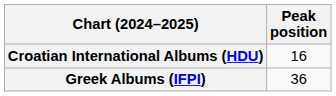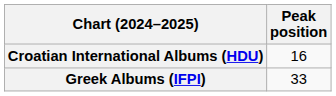(299, 79) 36 -> (299, 79) 33
